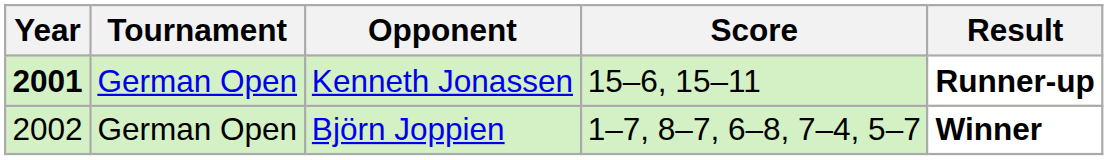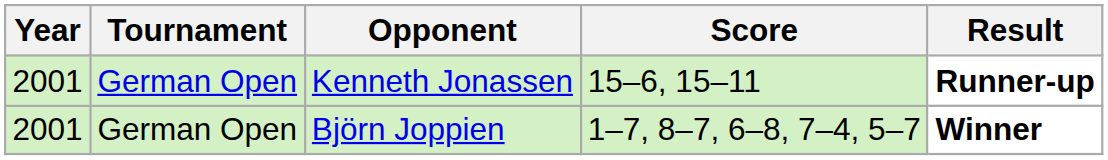(48, 80) bold -> (48, 80) normal
(48, 130) 2002 -> (48, 130) 2001
